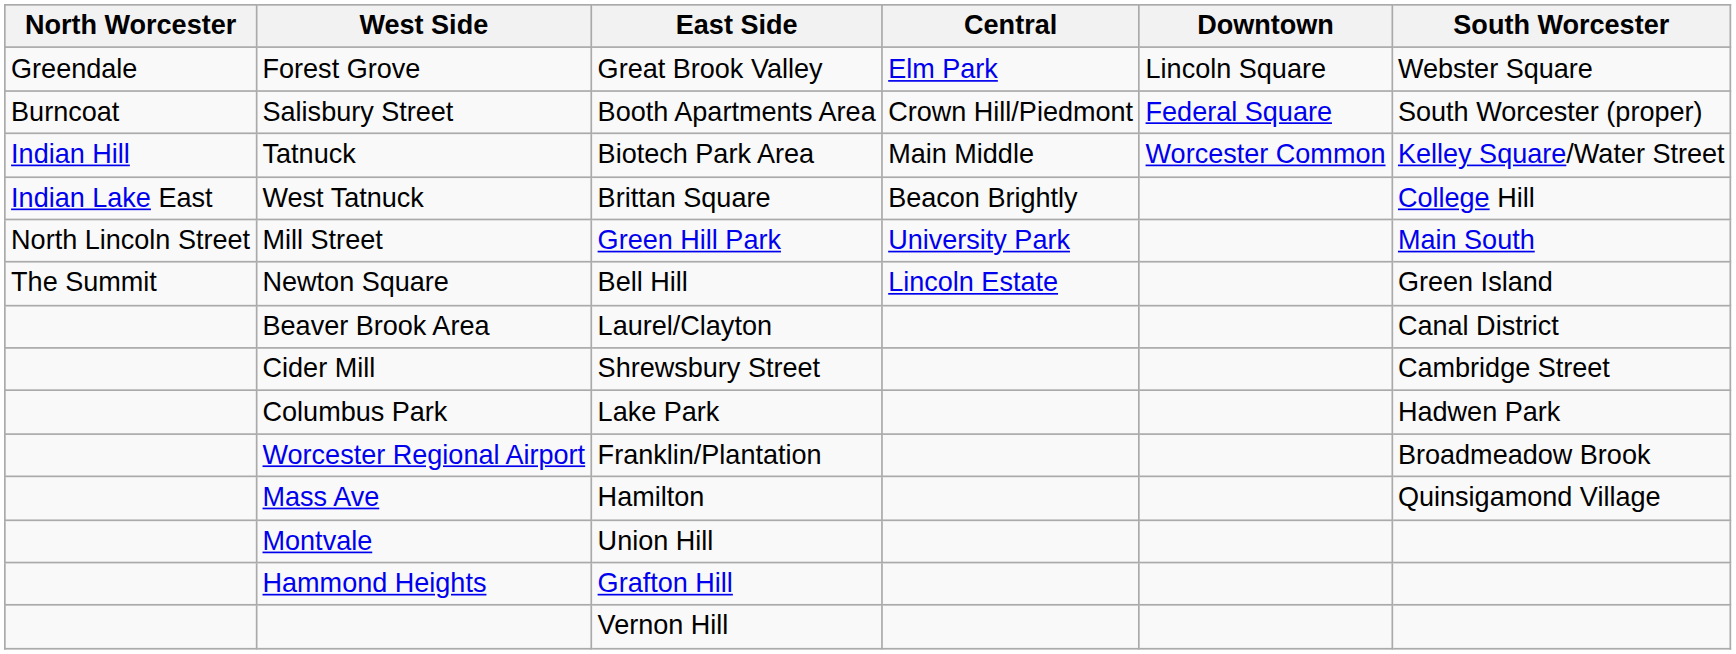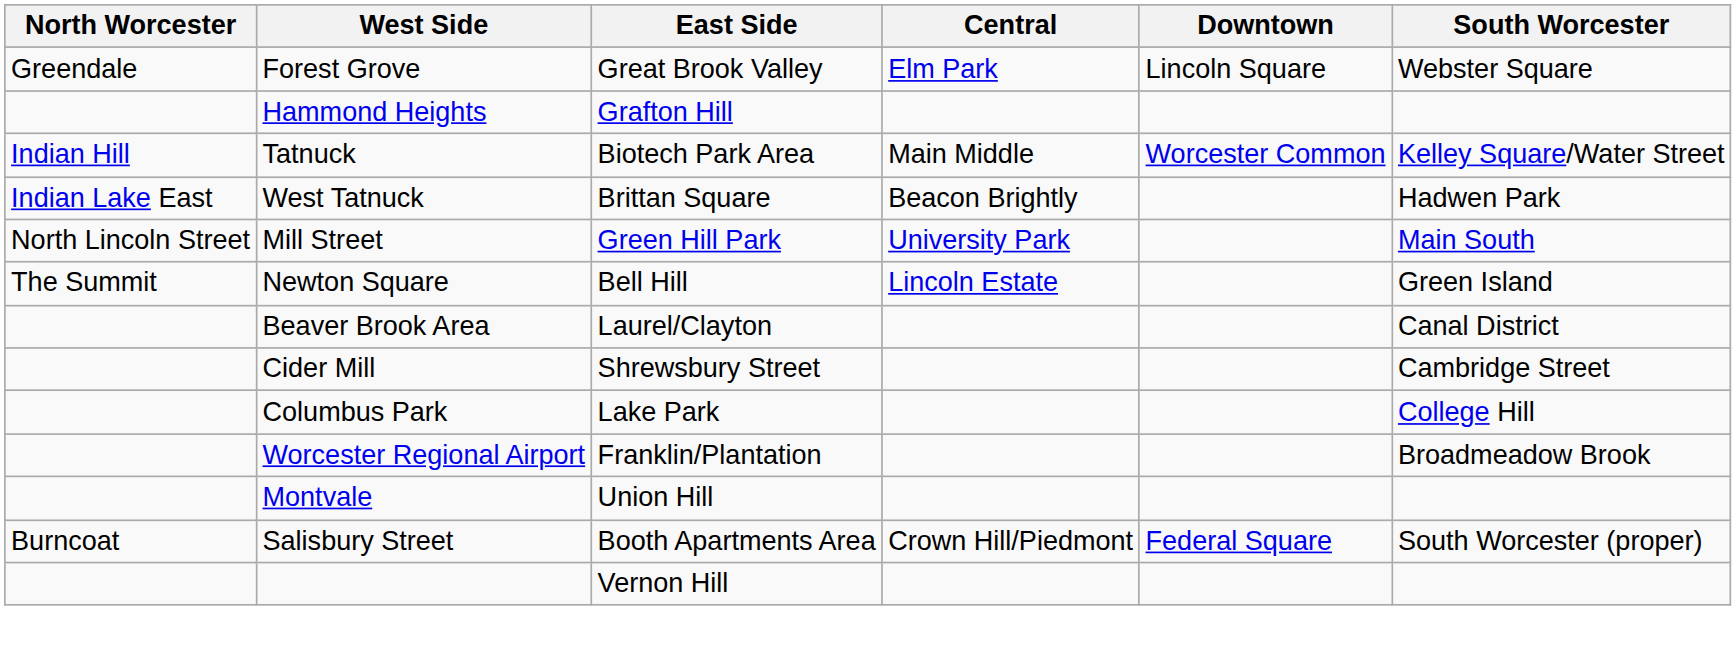rows swapped: (358, 111) <-> (374, 583)
(1466, 197) College Hill -> (1479, 197) Hadwen Park
(1479, 411) Hadwen Park -> (1466, 411) College Hill
- row: (321, 497)
